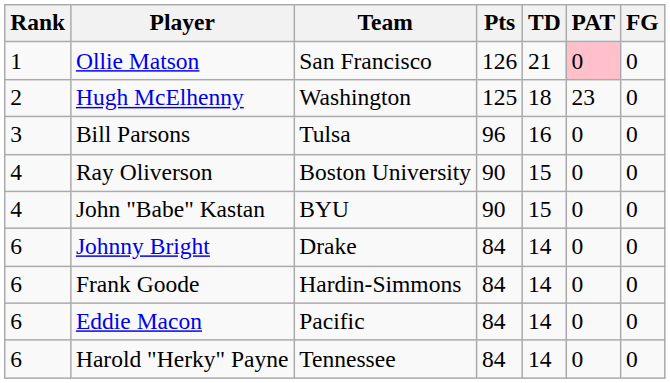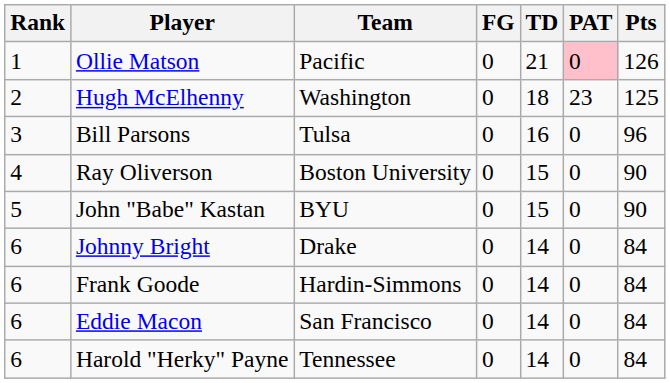columns swapped: (500, 23) <-> (642, 23)
(366, 60) San Francisco -> (332, 60) Pacific
(16, 209) 4 -> (16, 209) 5
(332, 321) Pacific -> (366, 321) San Francisco
